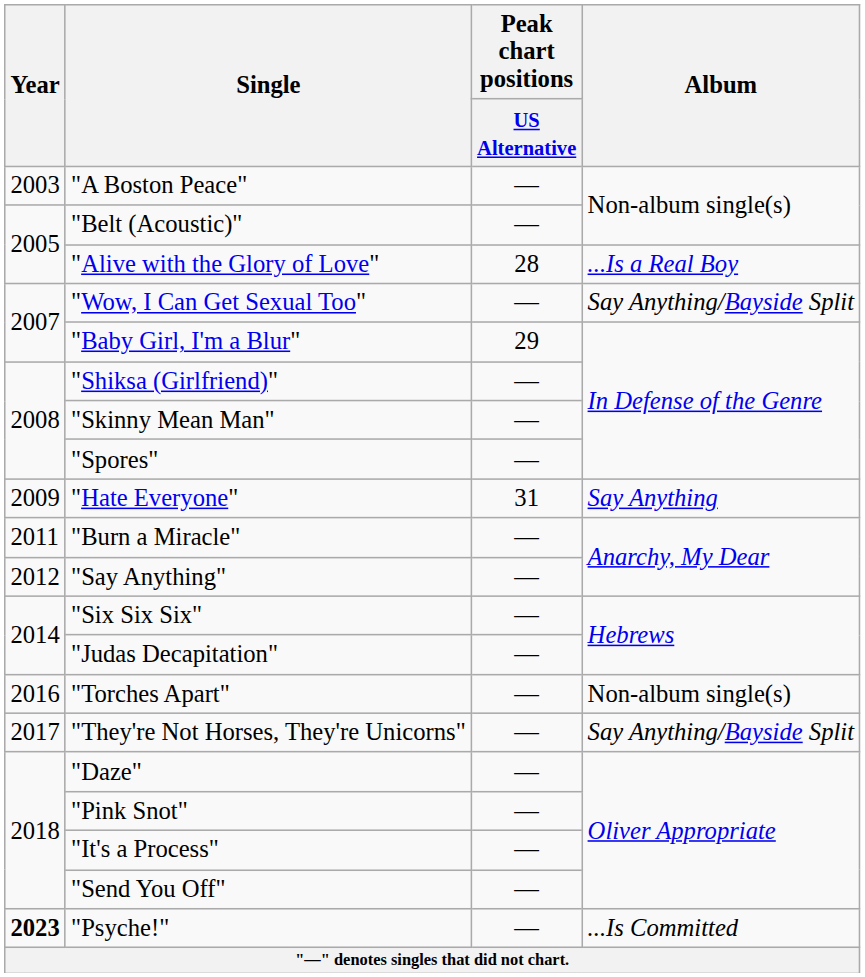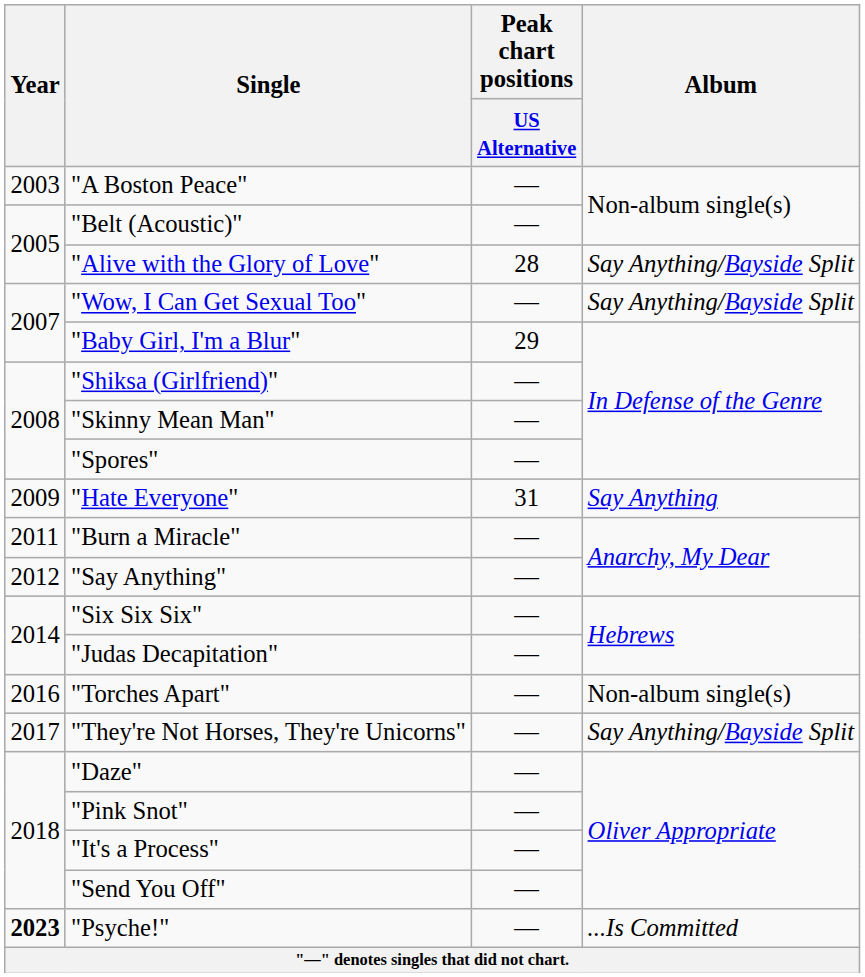(663, 263) ...Is a Real Boy -> (721, 263) Say Anything/Bayside Split
